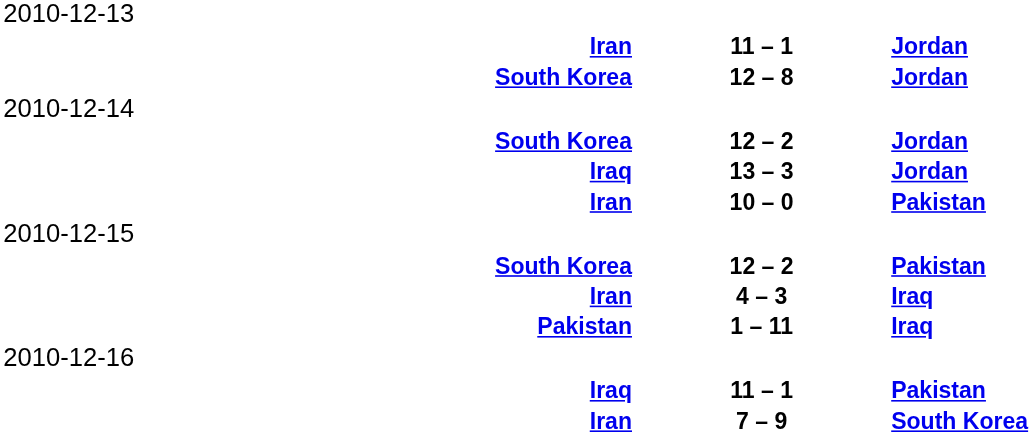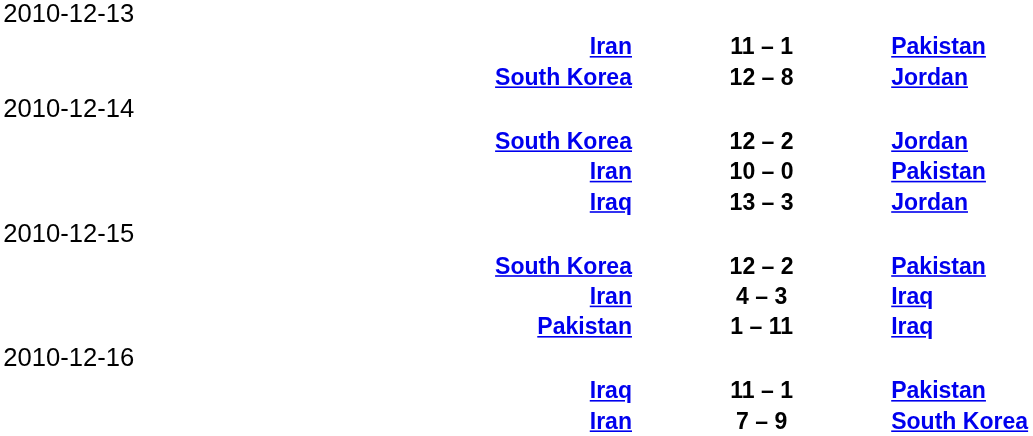(930, 46) Jordan -> (939, 46) Pakistan
rows swapped: (611, 202) <-> (611, 171)
